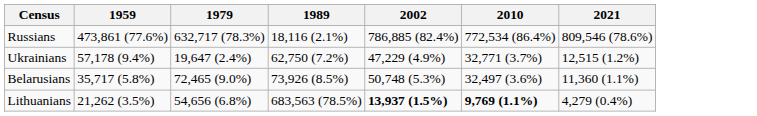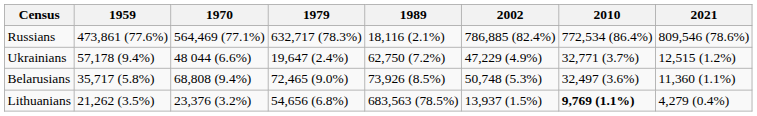+ column: (219, 15)
(408, 100) bold -> (503, 100) normal
